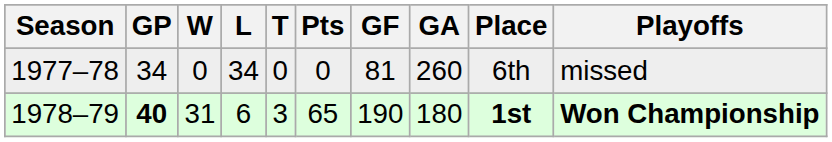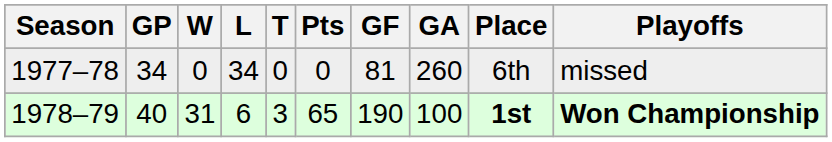(152, 114) bold -> (152, 114) normal
(439, 114) 180 -> (439, 114) 100
